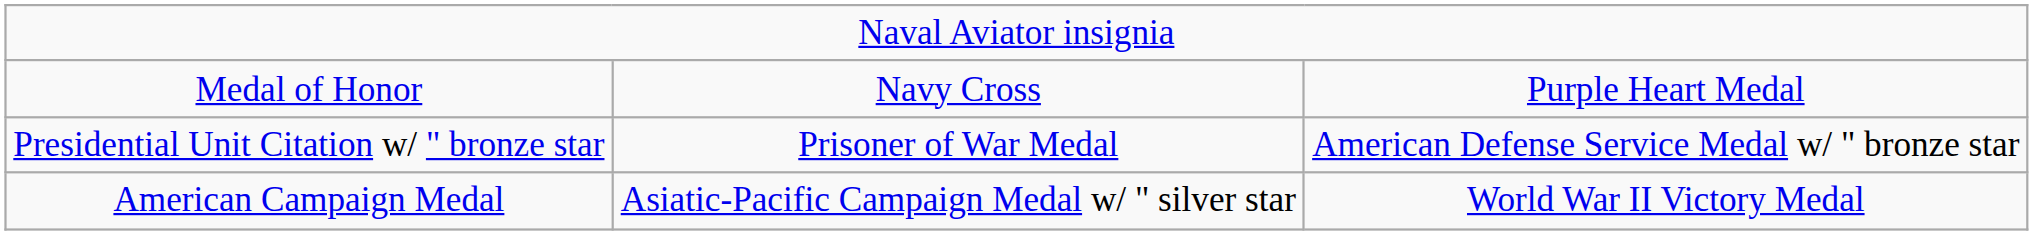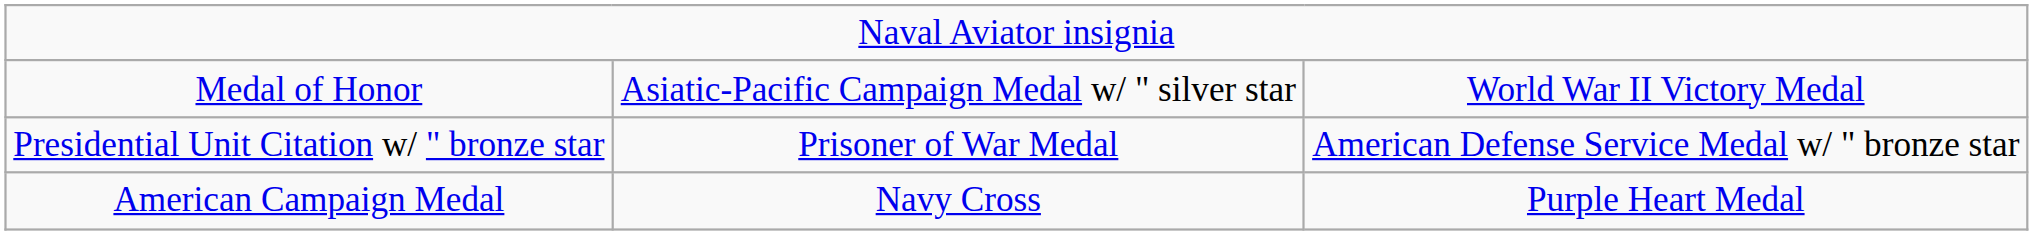(958, 88) Navy Cross -> (958, 88) Asiatic-Pacific Campaign Medal w/ " silver star
(1666, 88) Purple Heart Medal -> (1666, 88) World War II Victory Medal
(958, 199) Asiatic-Pacific Campaign Medal w/ " silver star -> (958, 199) Navy Cross
(1666, 199) World War II Victory Medal -> (1666, 199) Purple Heart Medal
